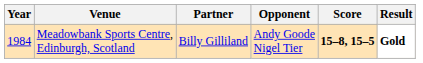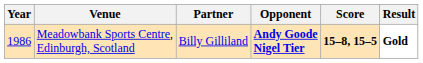(19, 41) 1984 -> (19, 41) 1986
(284, 41) normal -> (286, 41) bold
